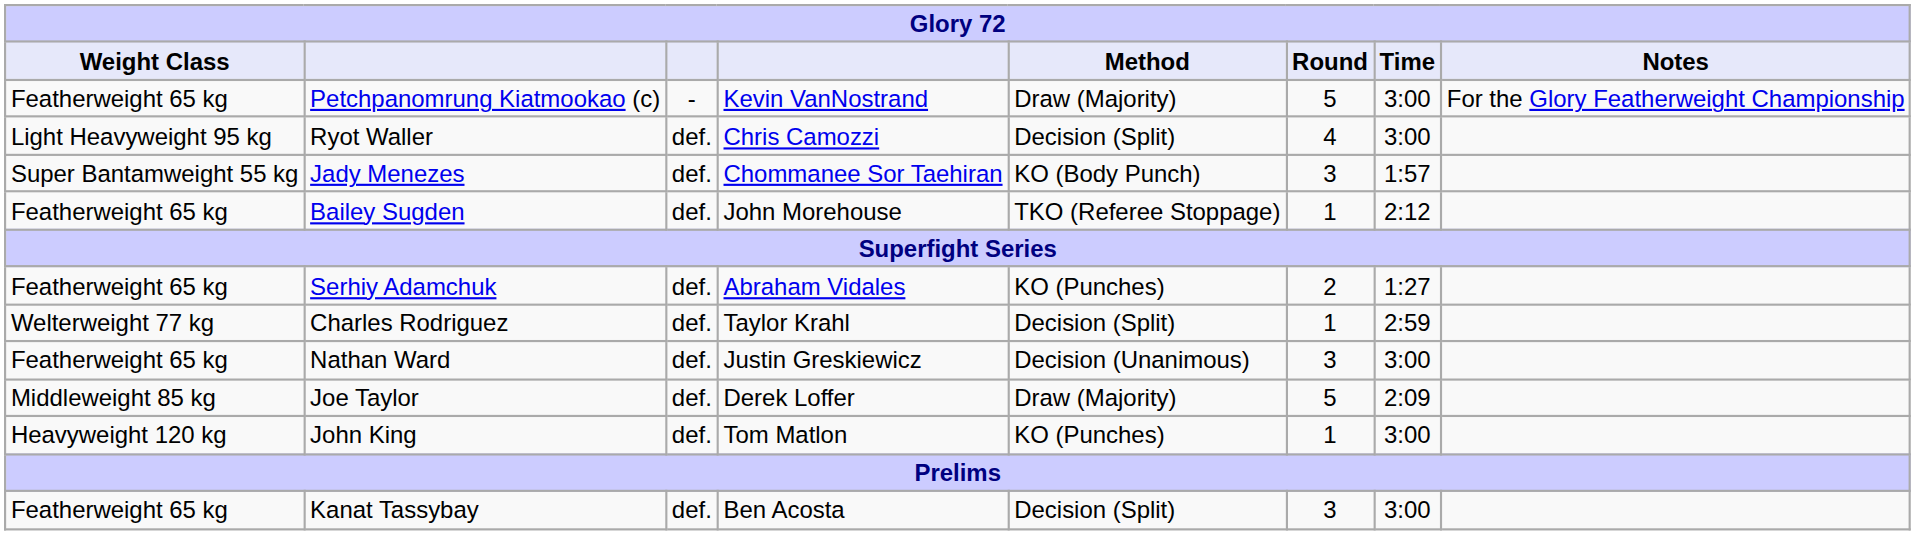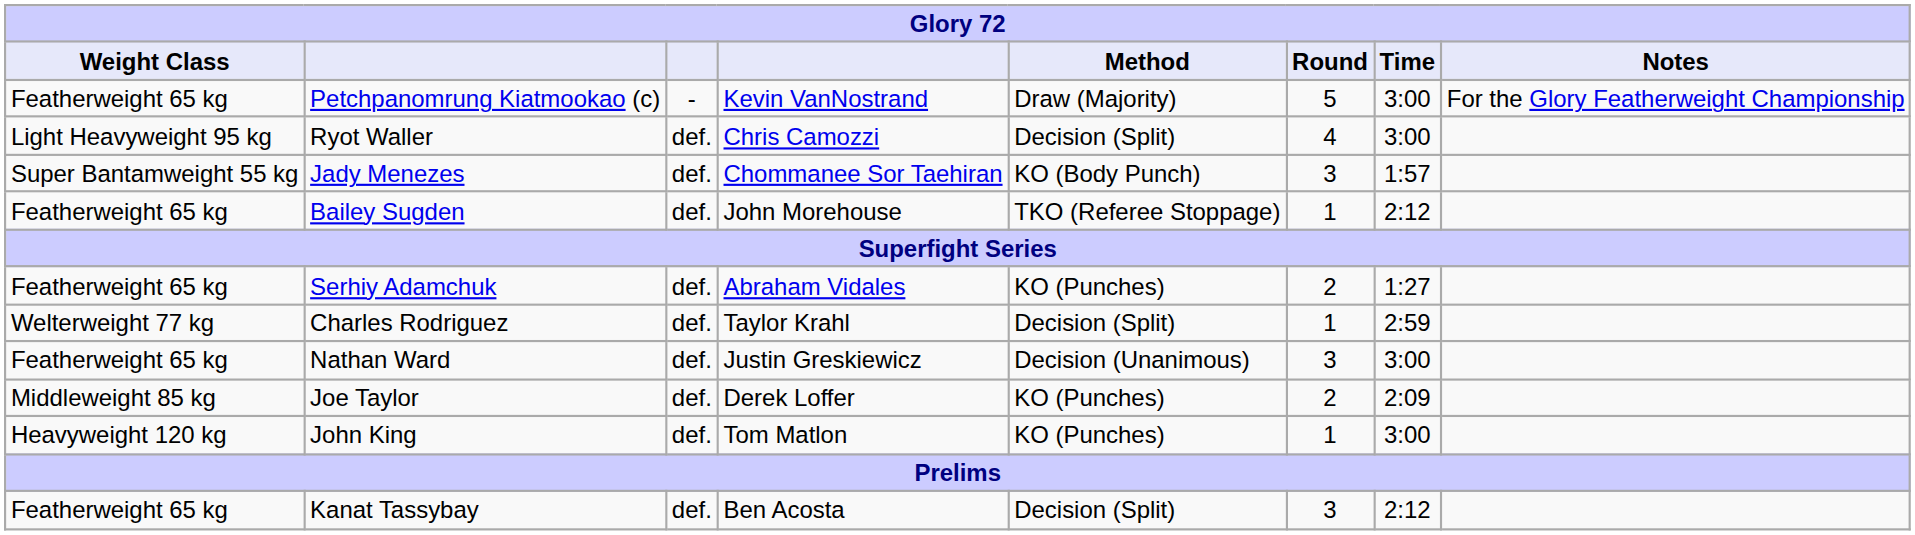(1095, 398) Draw (Majority) -> (1089, 398) KO (Punches)
(1330, 398) 5 -> (1330, 398) 2
(1407, 510) 3:00 -> (1407, 510) 2:12
